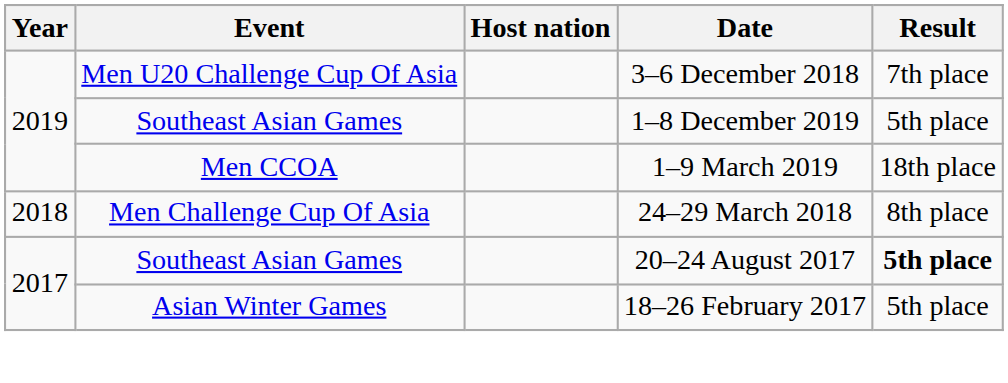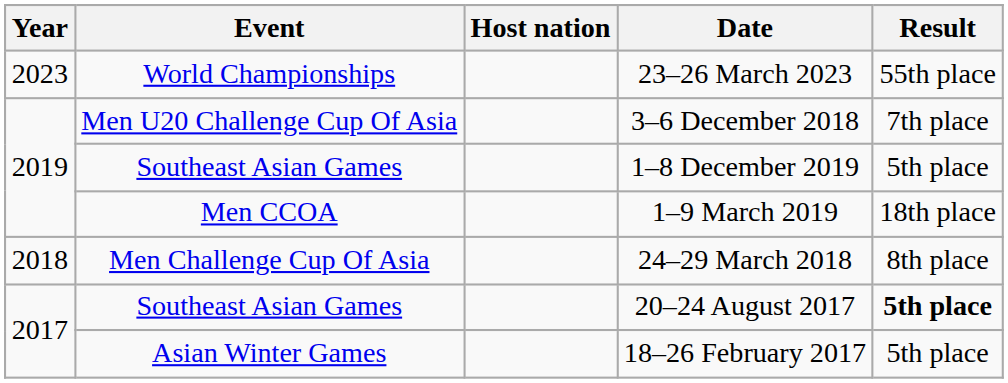+ row: (745, 73)
